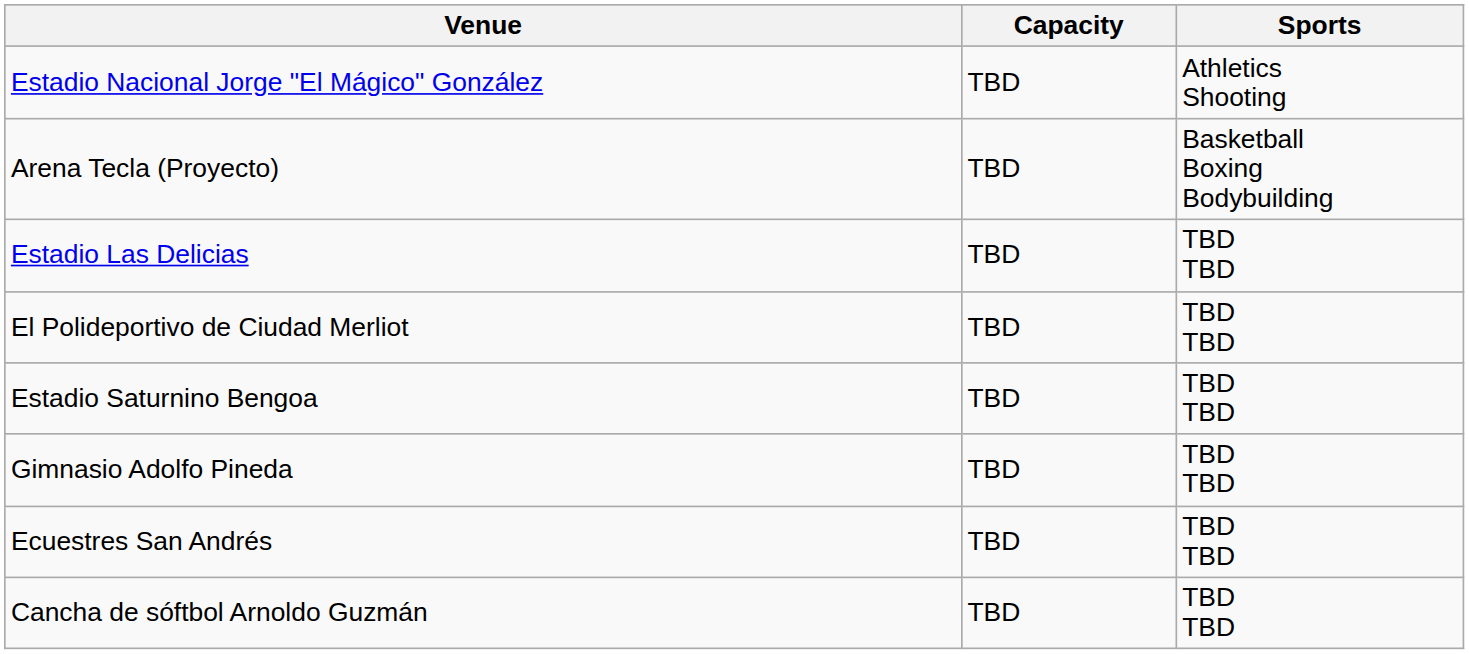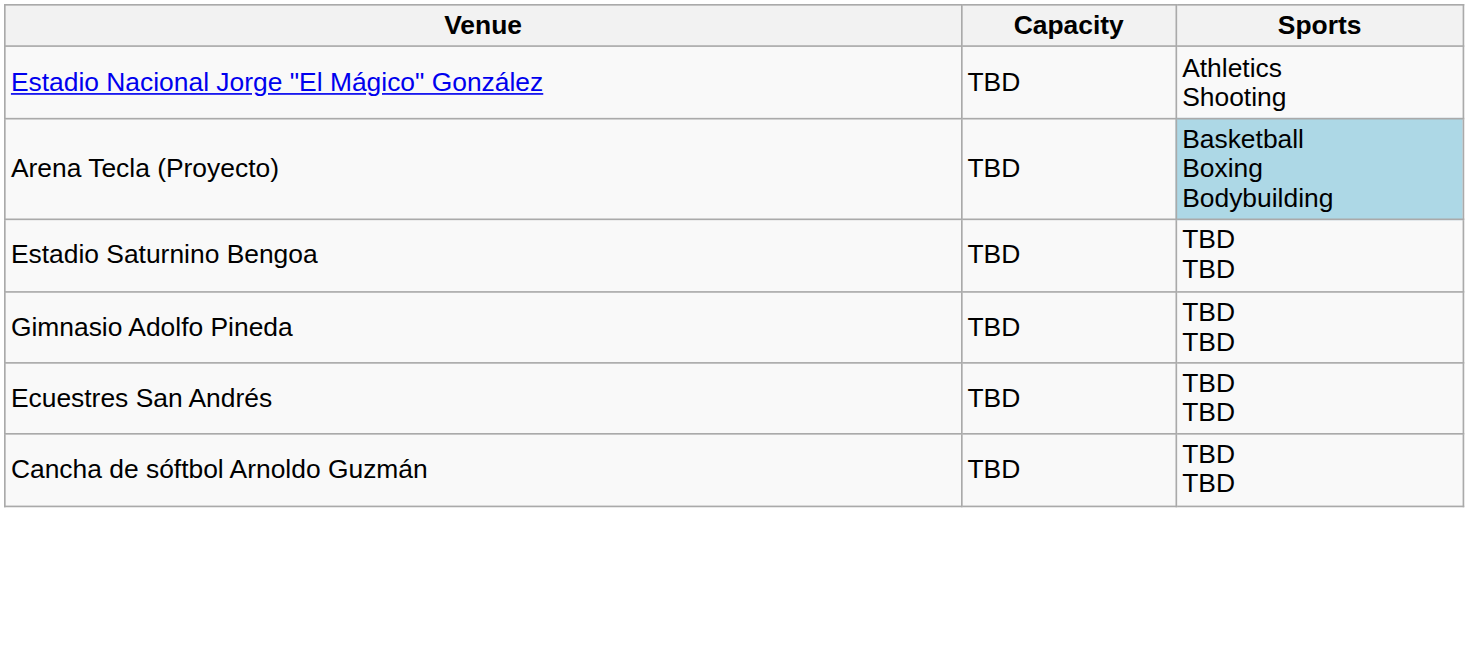(1258, 168) no background -> (1258, 168) lightblue background
- row: (130, 254)
- row: (210, 326)
